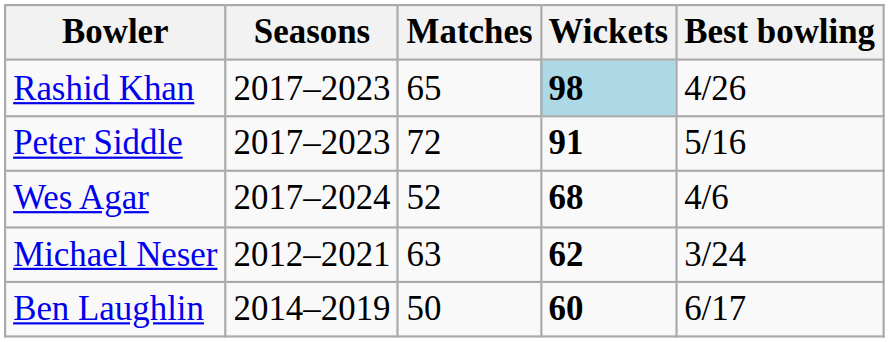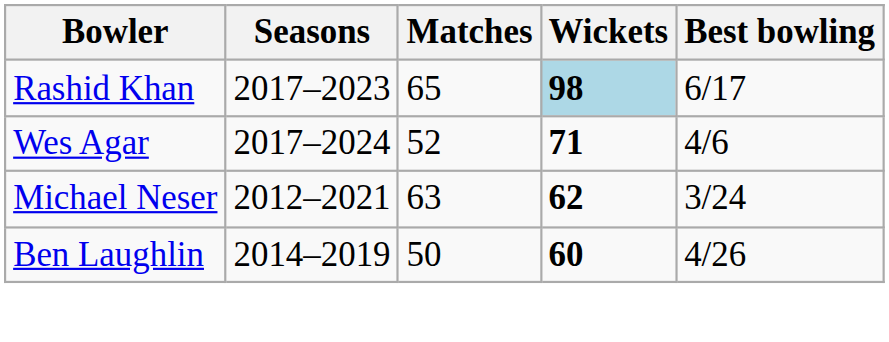(715, 87) 4/26 -> (715, 87) 6/17
- row: (98, 142)
(566, 198) 68 -> (566, 142) 71
(715, 308) 6/17 -> (715, 253) 4/26
